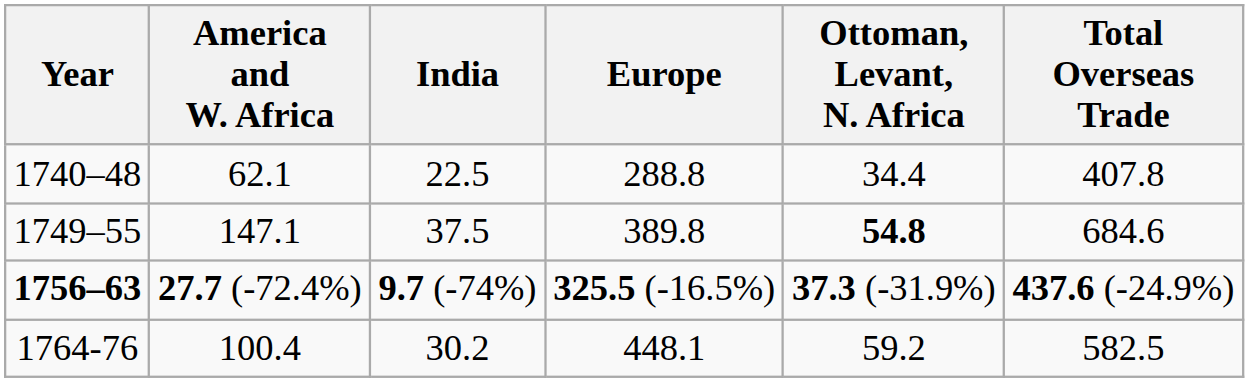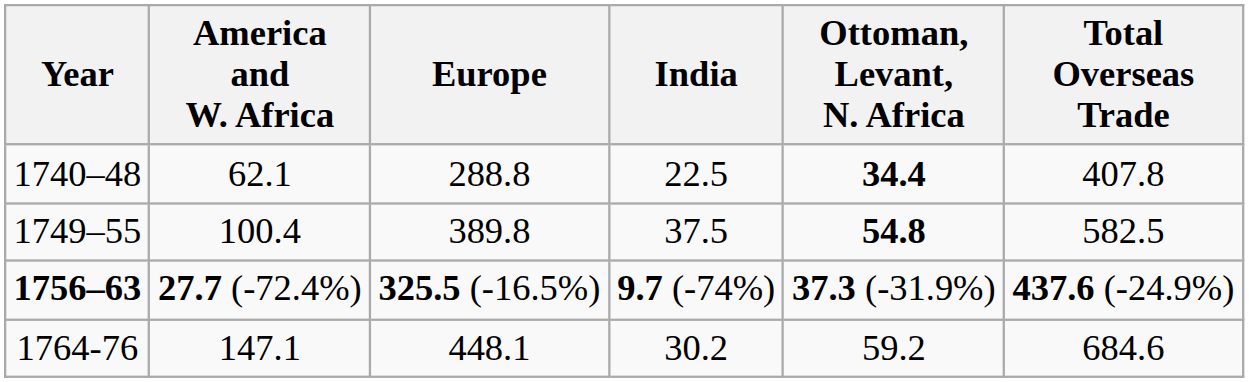columns swapped: (458, 74) <-> (664, 74)
(894, 173) normal -> (894, 173) bold
(260, 231) 147.1 -> (260, 231) 100.4
(1123, 231) 684.6 -> (1123, 231) 582.5
(260, 346) 100.4 -> (260, 346) 147.1
(1123, 346) 582.5 -> (1123, 346) 684.6
